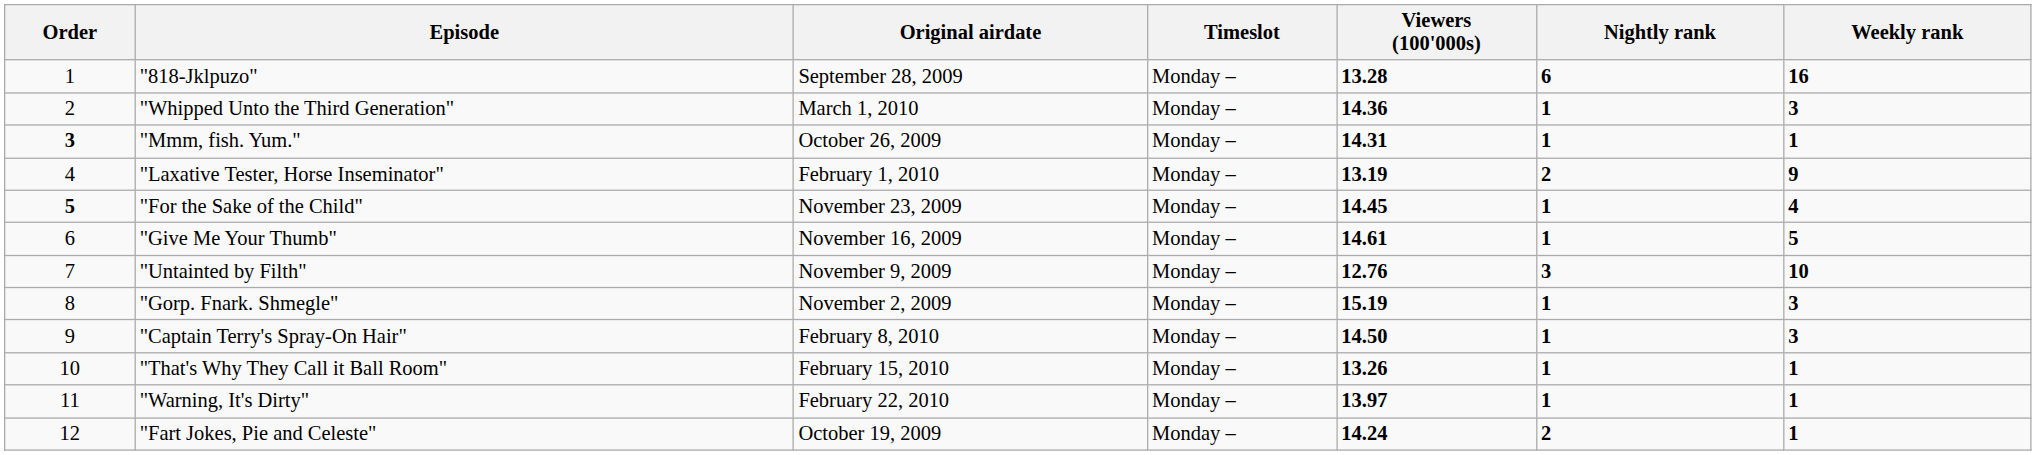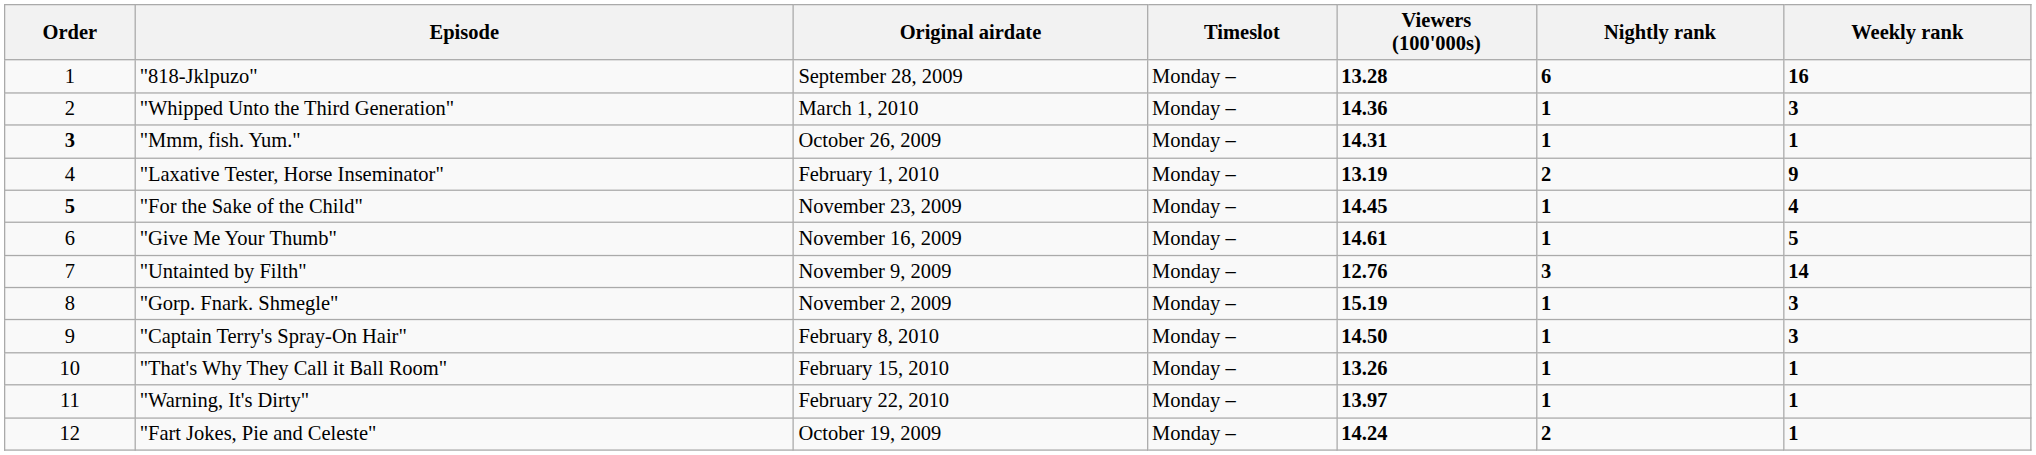(1799, 271) 10 -> (1799, 271) 14
